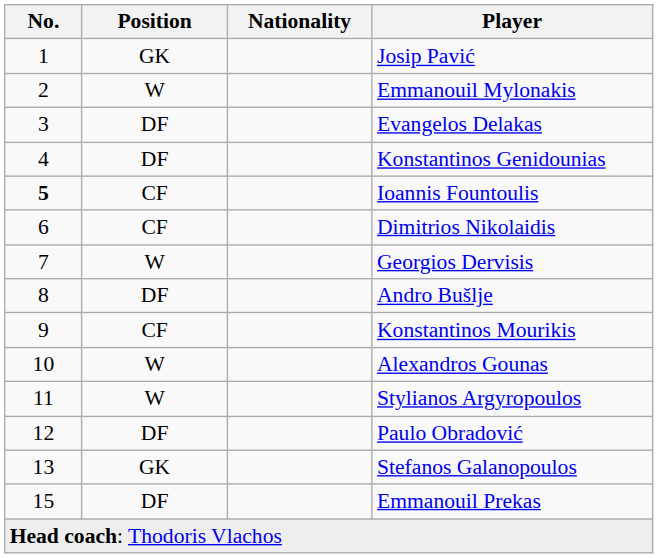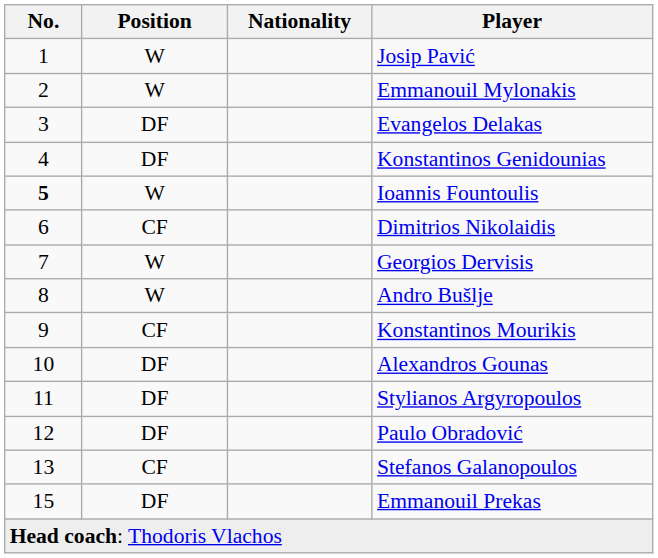(155, 55) GK -> (155, 55) W
(155, 192) CF -> (155, 192) W
(155, 295) DF -> (155, 295) W
(155, 364) W -> (155, 364) DF
(155, 398) W -> (155, 398) DF
(155, 466) GK -> (155, 466) CF
